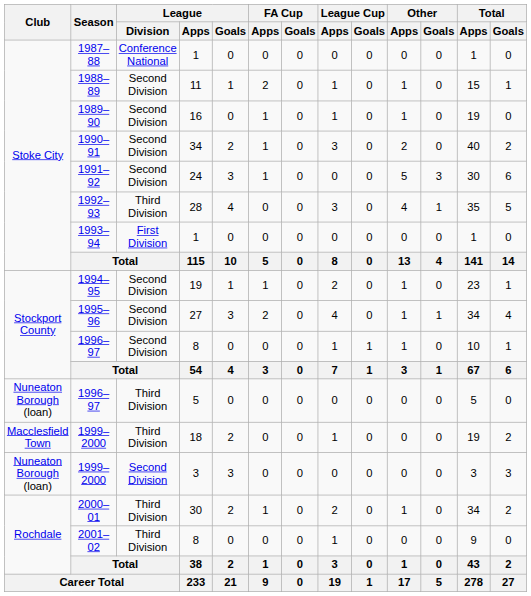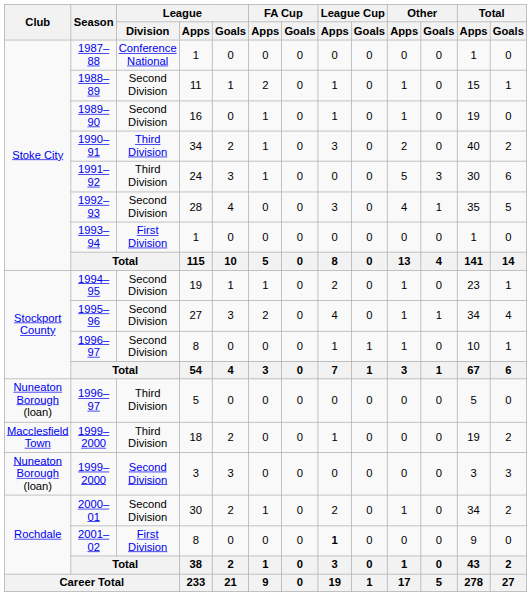(148, 146) Second Division -> (148, 146) Third Division
(148, 176) Second Division -> (148, 176) Third Division
(148, 207) Third Division -> (148, 207) Second Division
(148, 510) Third Division -> (148, 510) Second Division
(148, 541) Third Division -> (148, 541) First Division
(335, 541) normal -> (335, 541) bold
